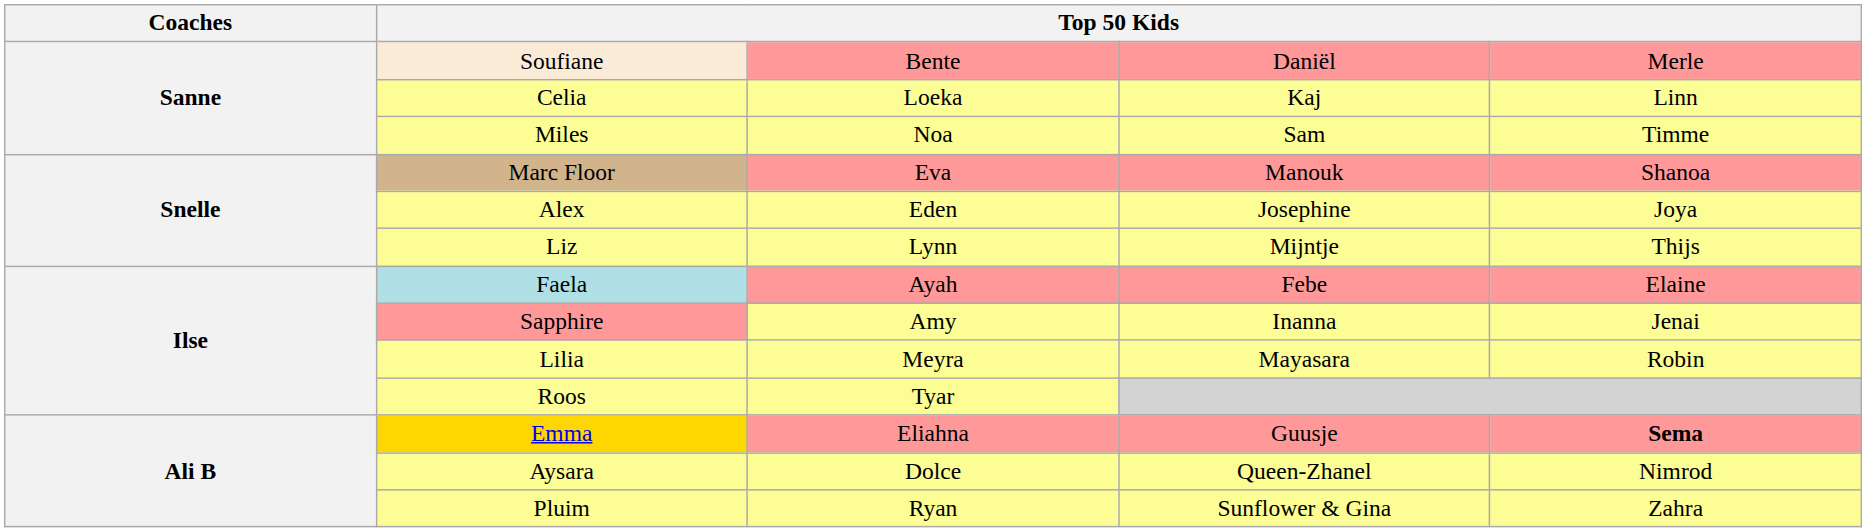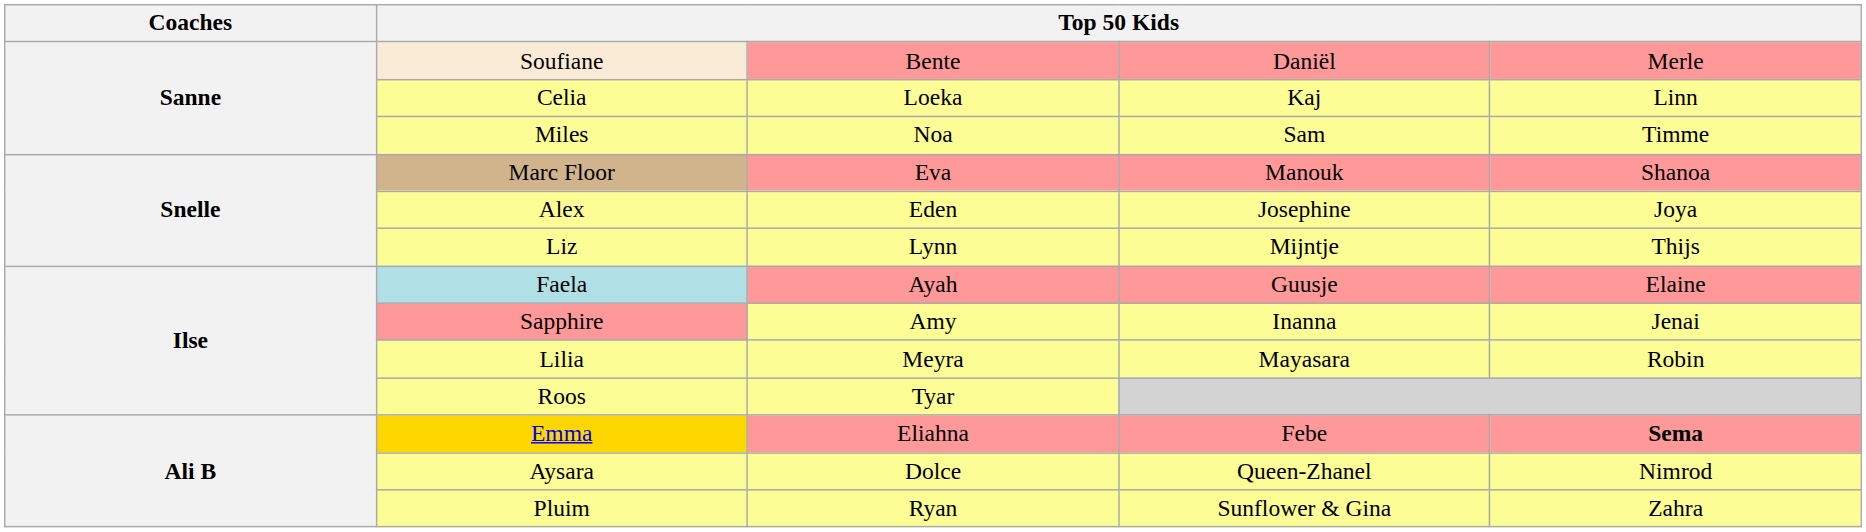(1304, 284) Febe -> (1304, 284) Guusje
(1304, 433) Guusje -> (1304, 433) Febe
